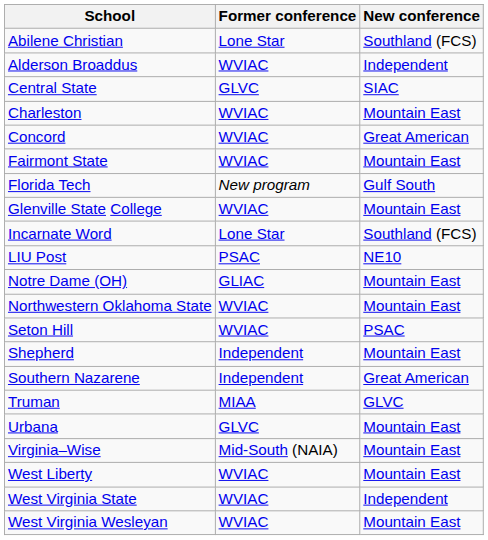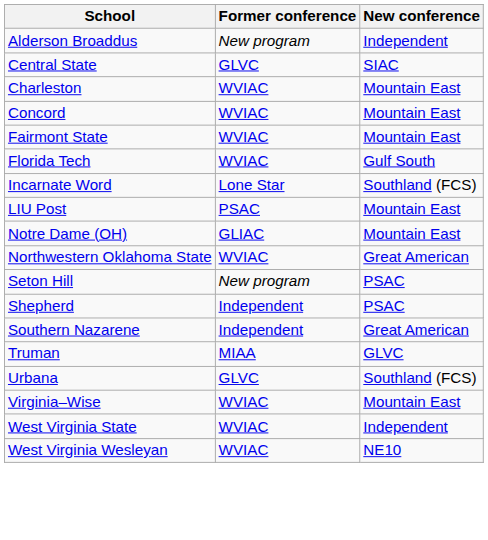- row: (65, 40)
(244, 64) WVIAC -> (264, 40) New program
(416, 137) Great American -> (412, 112) Mountain East
(264, 185) New program -> (244, 161) WVIAC
- row: (85, 209)
(382, 257) NE10 -> (412, 209) Mountain East
(412, 305) Mountain East -> (416, 257) Great American
(244, 329) WVIAC -> (264, 281) New program
(412, 354) Mountain East -> (384, 305) PSAC
(412, 426) Mountain East -> (420, 378) Southland (FCS)
(278, 450) Mid-South (NAIA) -> (244, 402) WVIAC
- row: (50, 474)
(412, 522) Mountain East -> (382, 450) NE10
